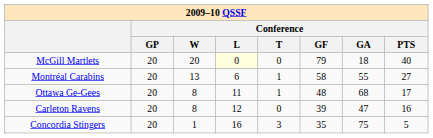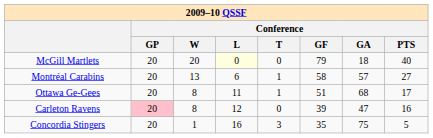(363, 76) 55 -> (363, 76) 57
(321, 92) 48 -> (321, 92) 51
(152, 108) no background -> (152, 108) pink background
